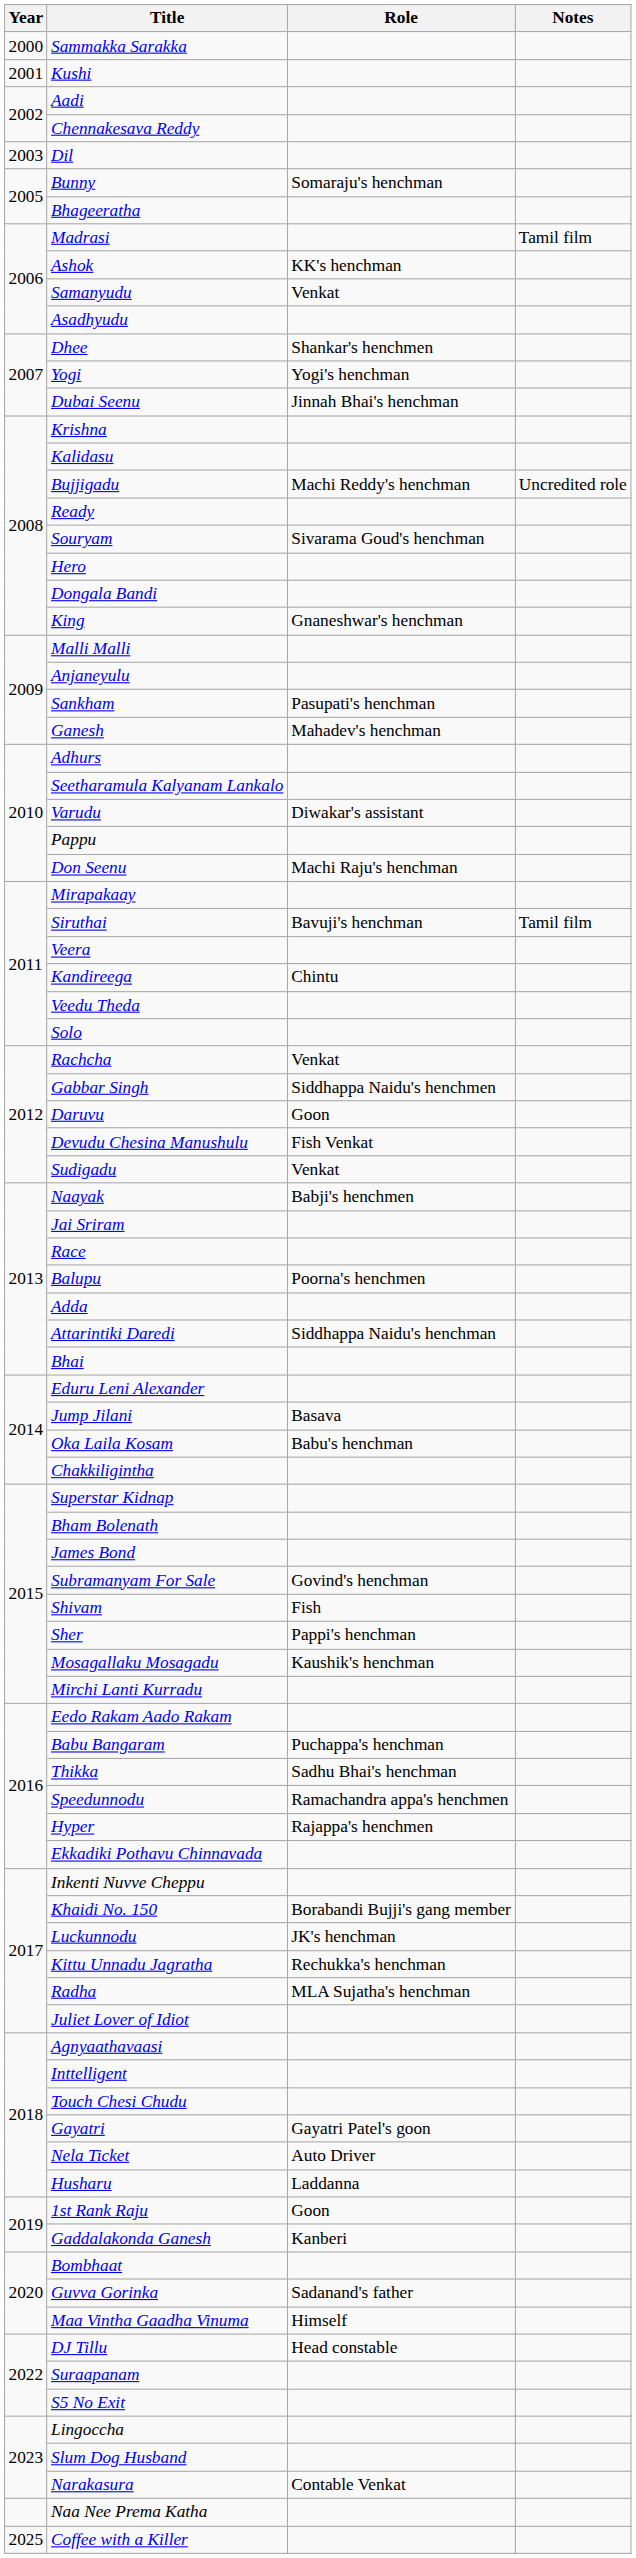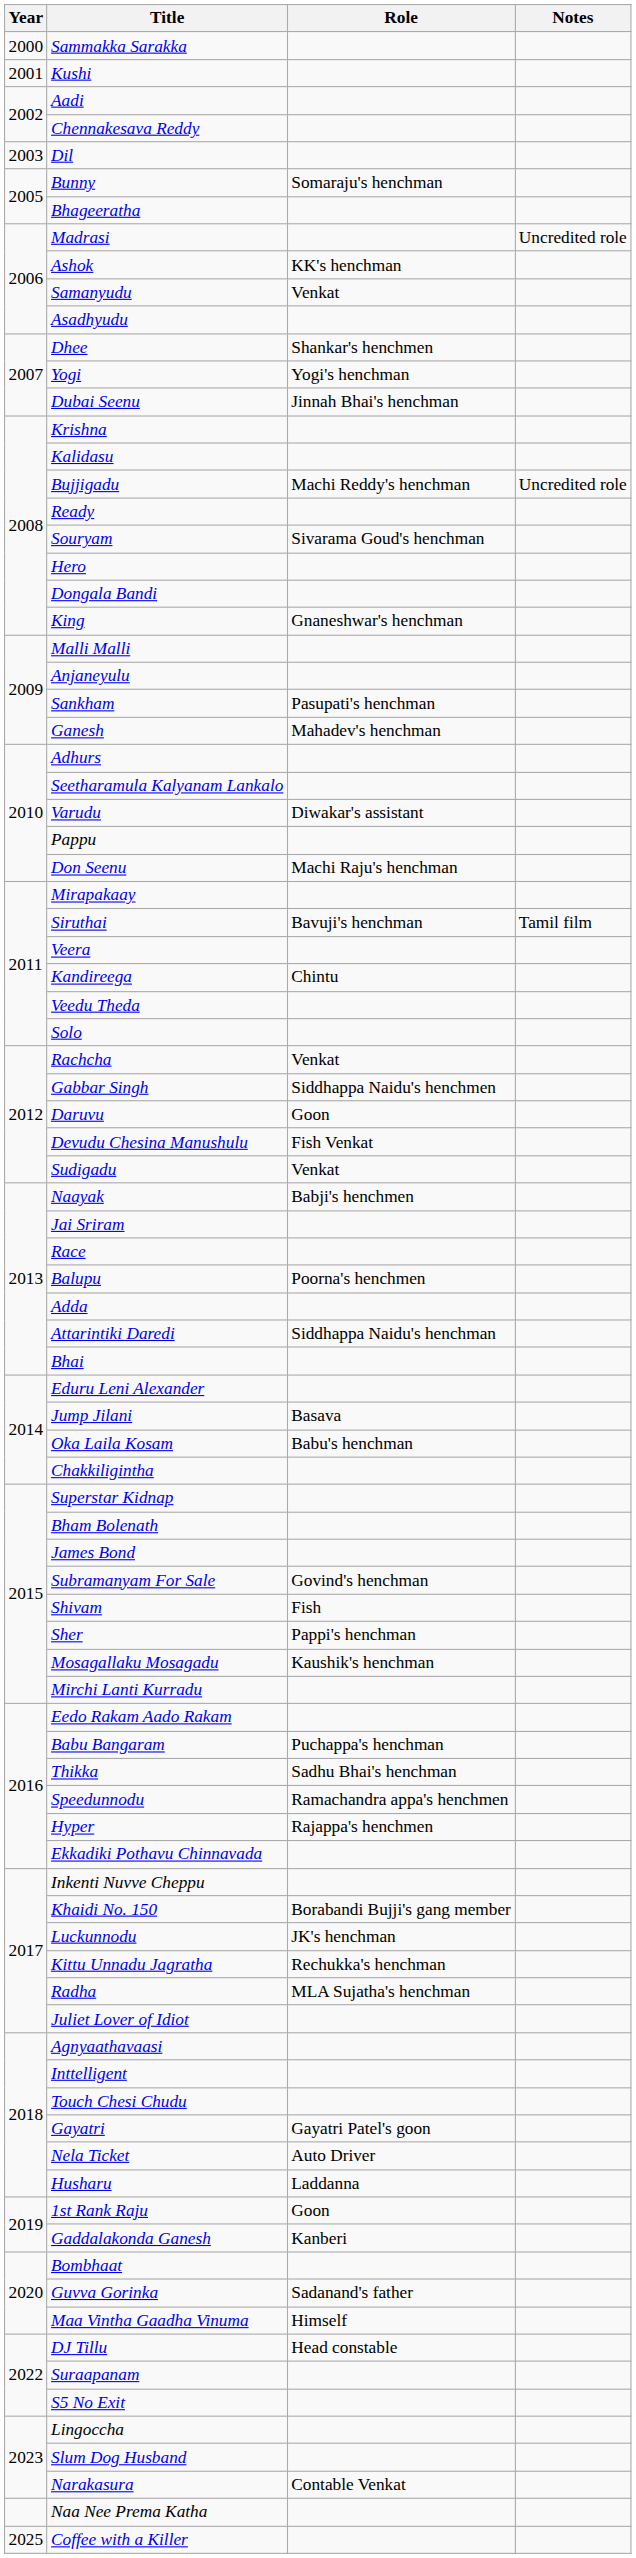(555, 237) Tamil film -> (573, 237) Uncredited role
